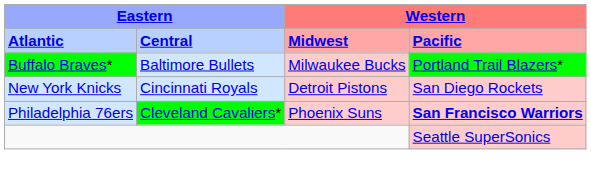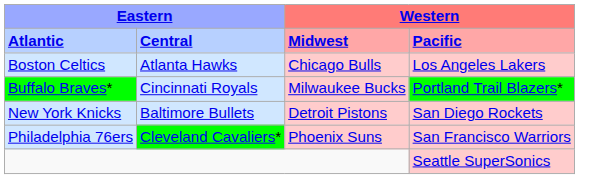+ row: (57, 64)
(197, 64) Baltimore Bullets -> (199, 88) Cincinnati Royals
(199, 88) Cincinnati Royals -> (197, 112) Baltimore Bullets
(498, 112) bold -> (492, 137) normal
